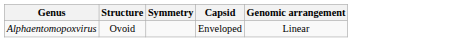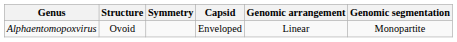+ column: (400, 12)
